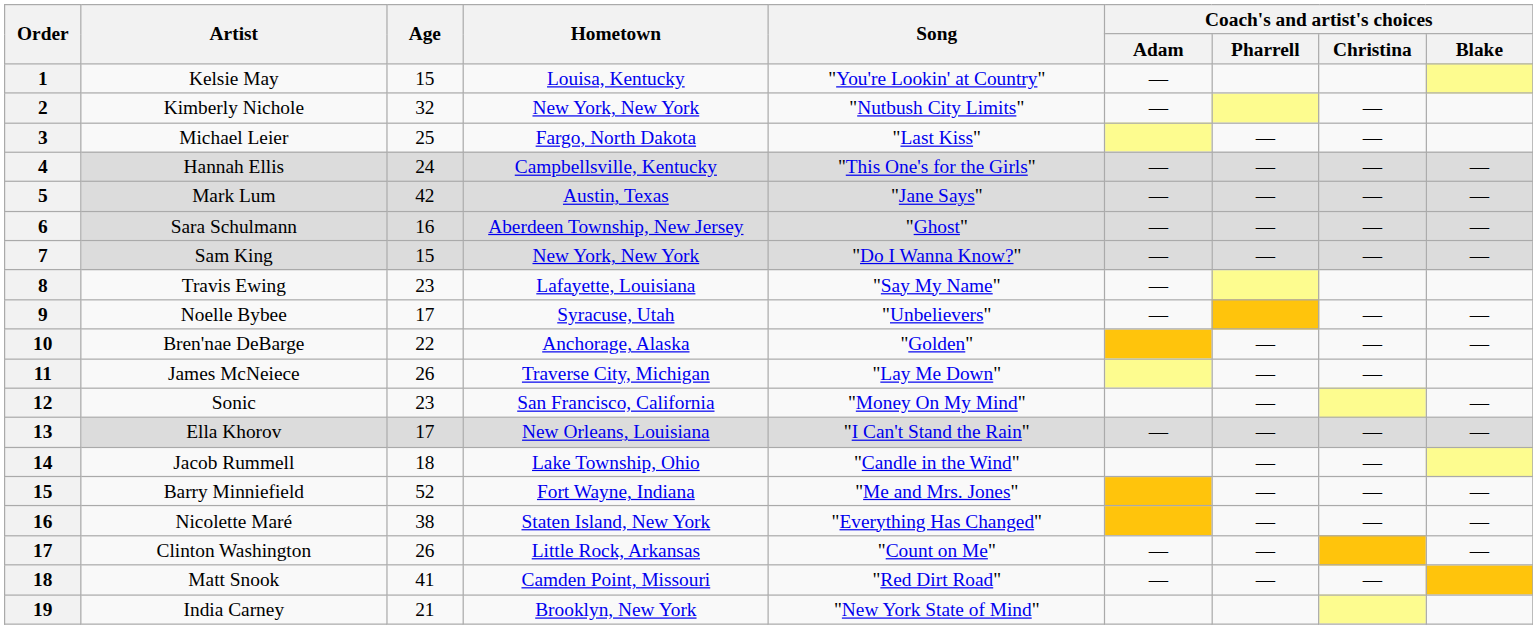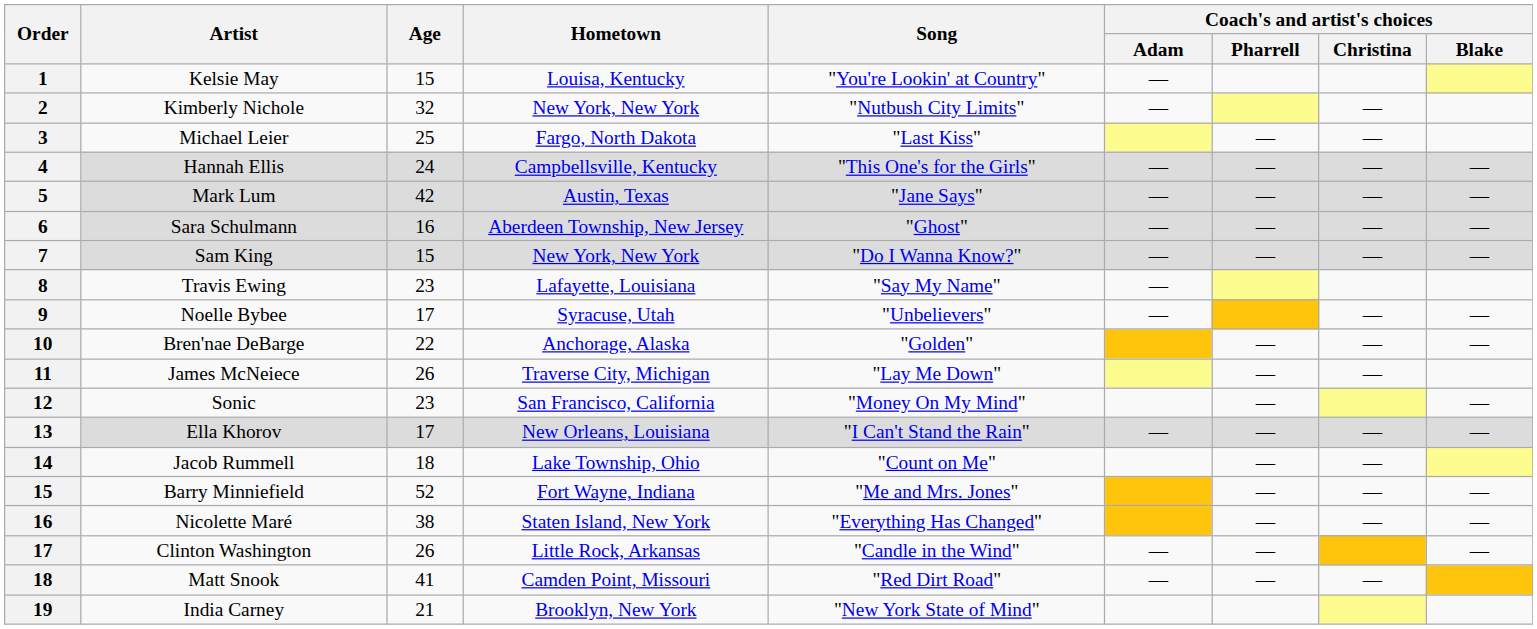(937, 462) "Candle in the Wind" -> (937, 462) "Count on Me"
(937, 550) "Count on Me" -> (937, 550) "Candle in the Wind"
